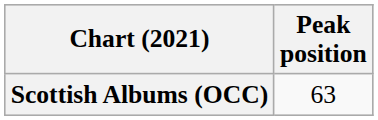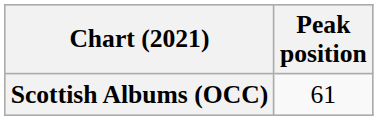(323, 94) 63 -> (323, 94) 61
